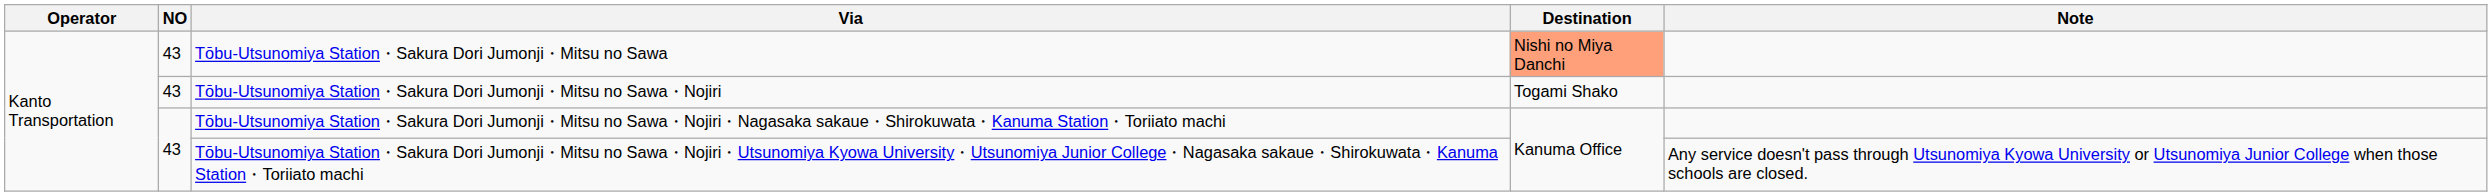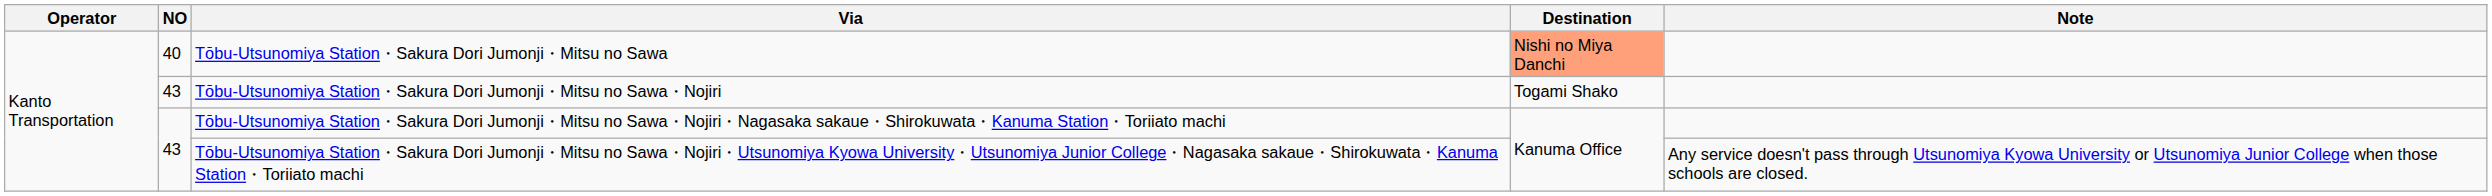(172, 54) 43 -> (172, 54) 40
